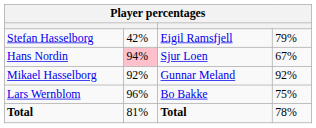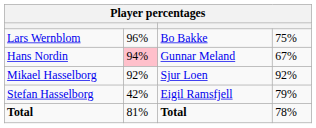rows swapped: (44, 94) <-> (50, 38)
(184, 56) Sjur Loen -> (198, 56) Gunnar Meland
(198, 75) Gunnar Meland -> (184, 75) Sjur Loen
